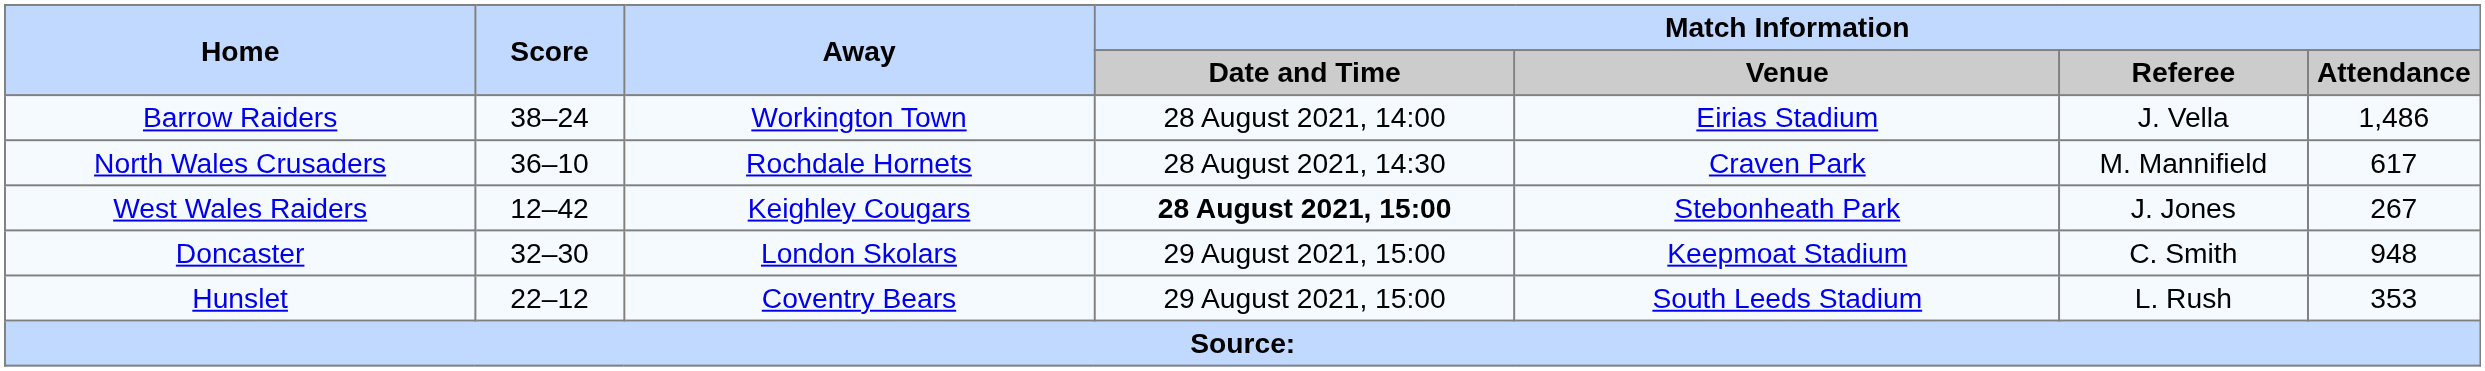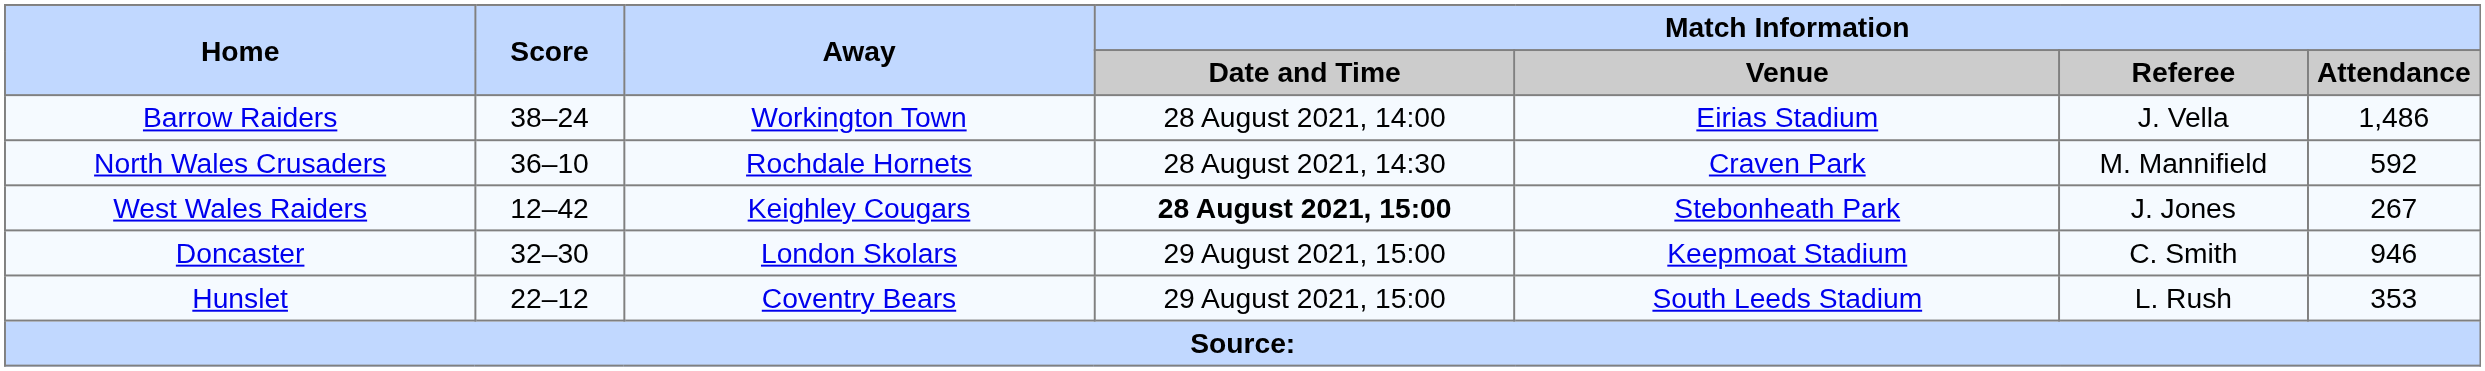(2394, 163) 617 -> (2394, 163) 592
(2394, 253) 948 -> (2394, 253) 946
